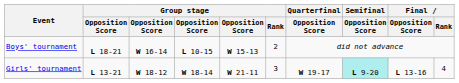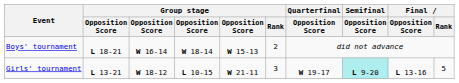(197, 51) L 10-15 -> (197, 51) W 18-14
(197, 72) W 18-14 -> (197, 72) L 10-15
(444, 68) 4 -> (444, 68) 5
